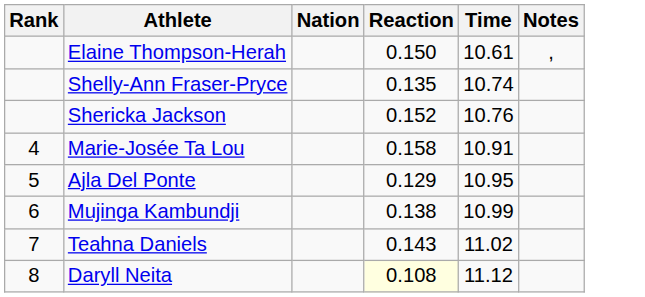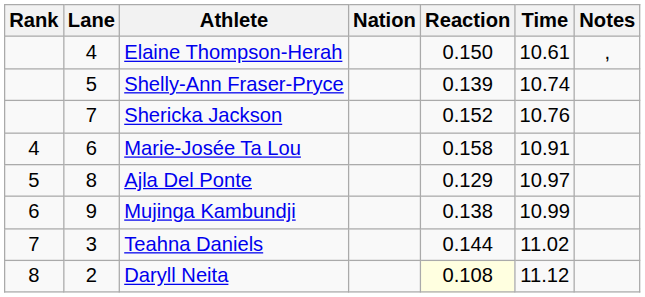+ column: (91, 20)
(411, 84) 0.135 -> (468, 84) 0.139
(488, 180) 10.95 -> (545, 180) 10.97
(411, 244) 0.143 -> (468, 244) 0.144
